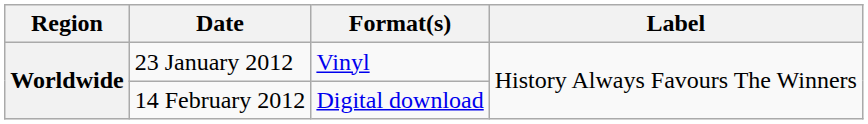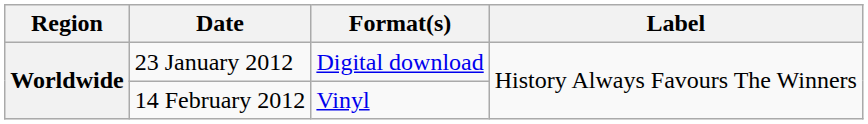(343, 61) Vinyl -> (400, 61) Digital download
(400, 99) Digital download -> (343, 99) Vinyl
